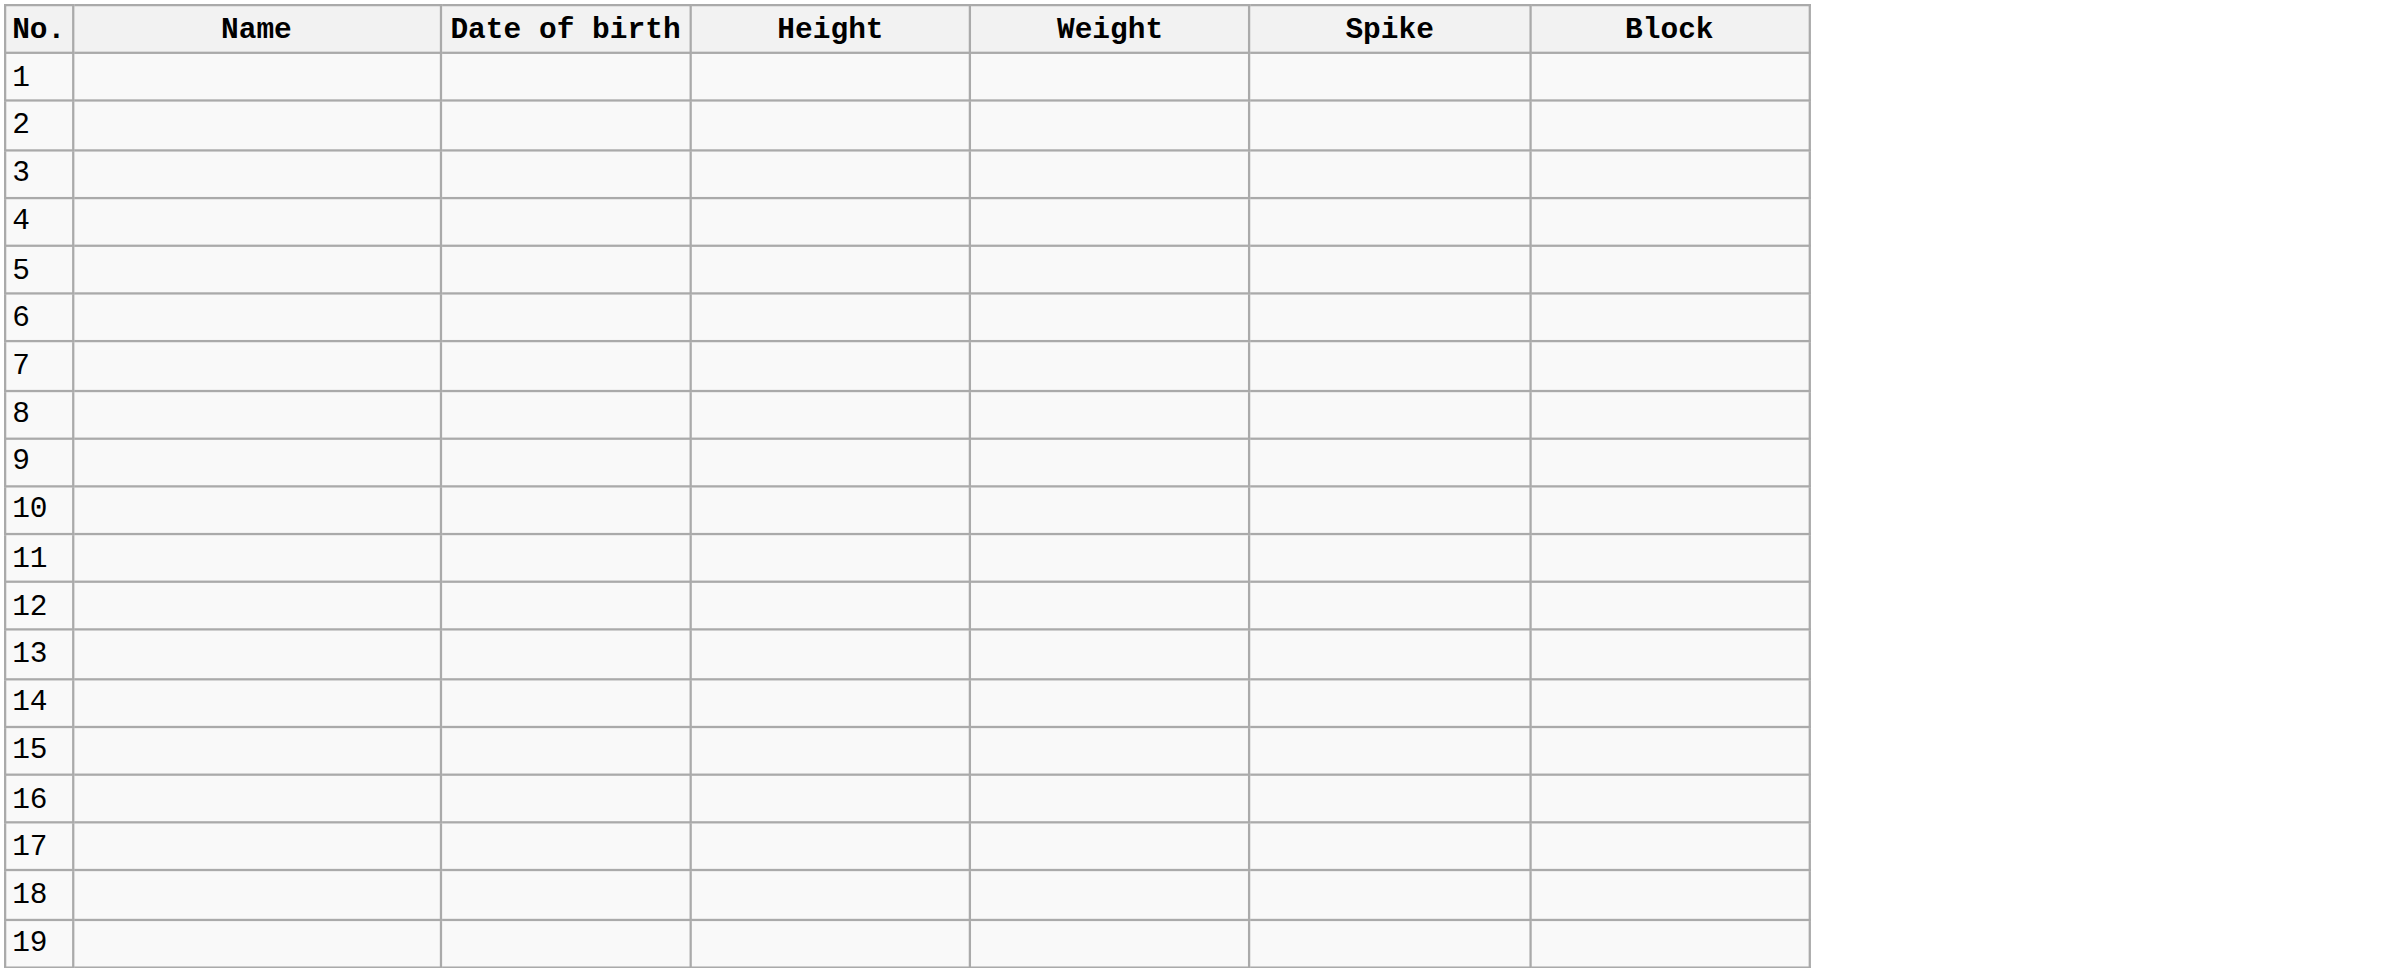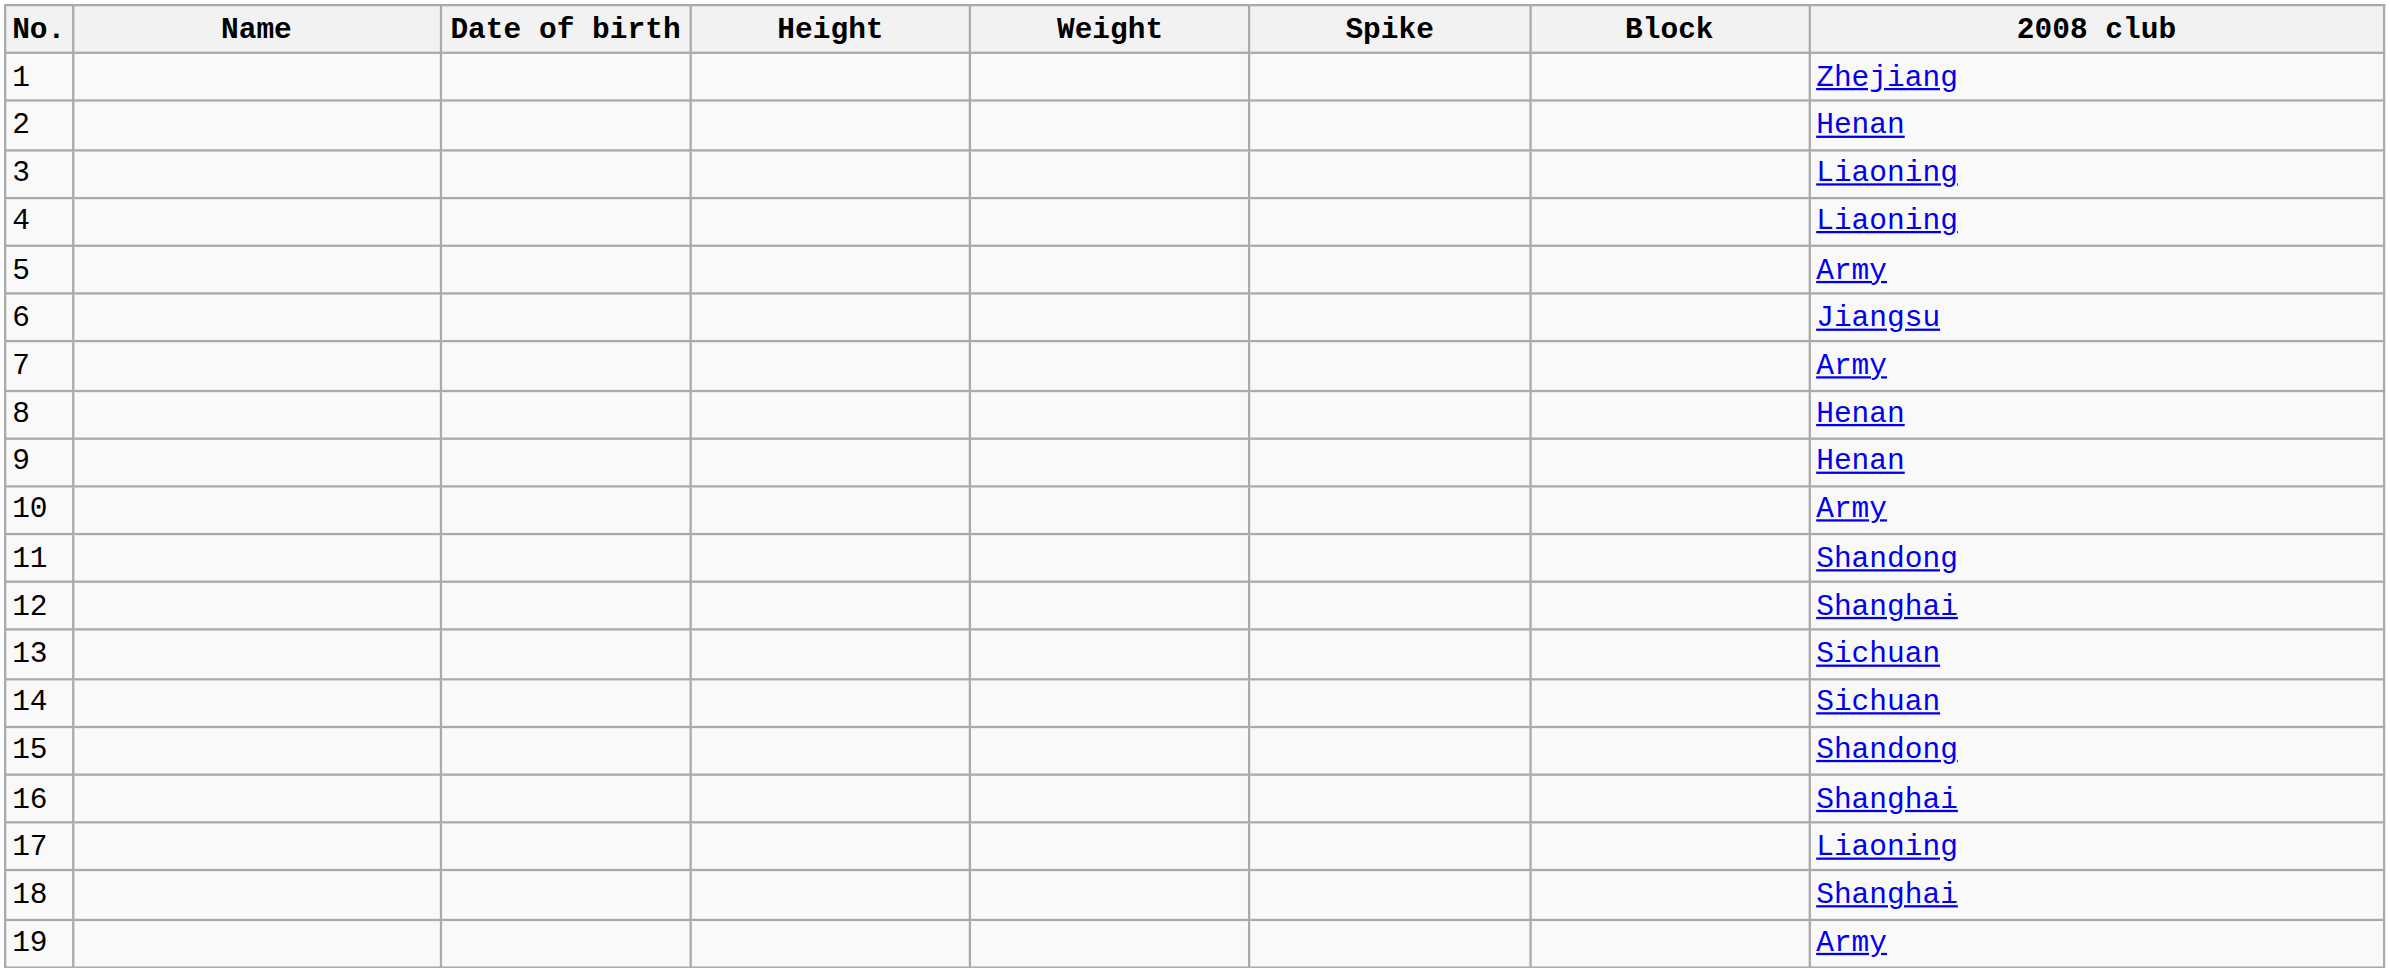+ column: (2097, 29)
